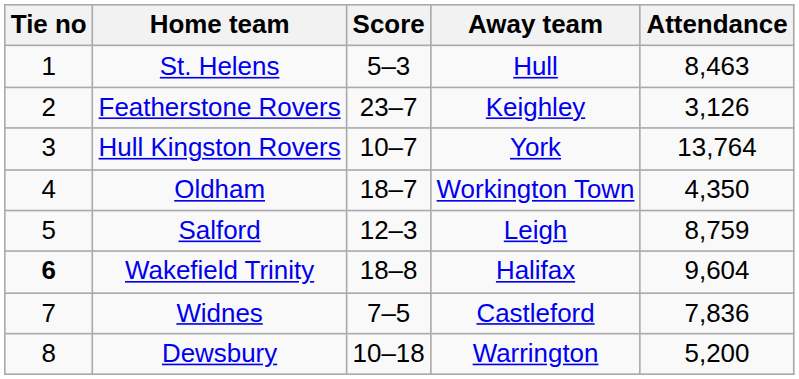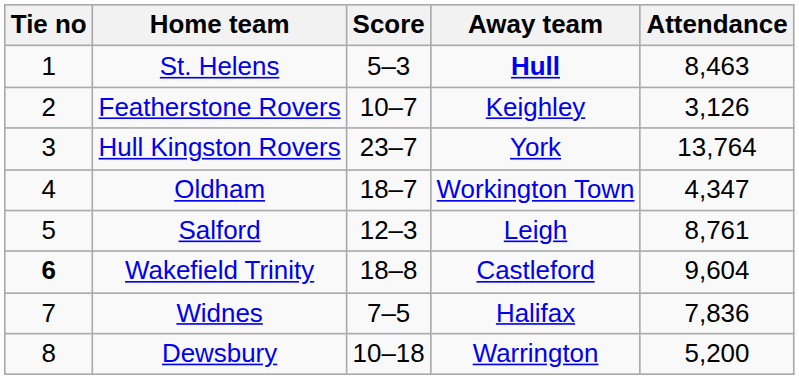(536, 66) normal -> (536, 66) bold
(389, 107) 23–7 -> (389, 107) 10–7
(389, 148) 10–7 -> (389, 148) 23–7
(717, 189) 4,350 -> (717, 189) 4,347
(717, 230) 8,759 -> (717, 230) 8,761
(536, 271) Halifax -> (536, 271) Castleford
(536, 312) Castleford -> (536, 312) Halifax
